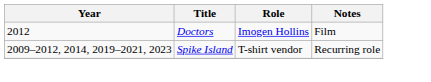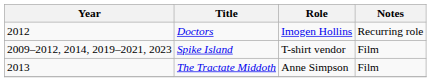(325, 31) Film -> (390, 31) Recurring role
(347, 49) Recurring role -> (368, 49) Film
+ row: (226, 67)
